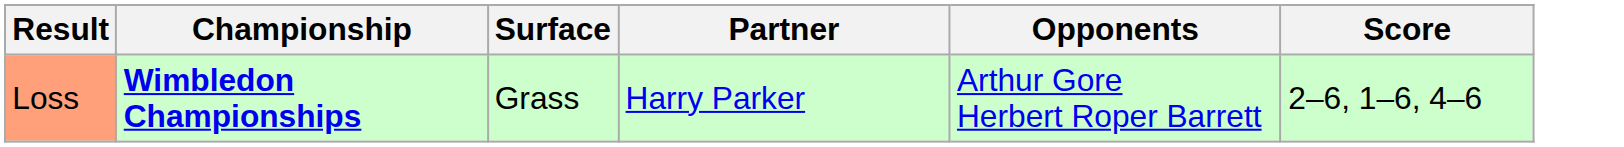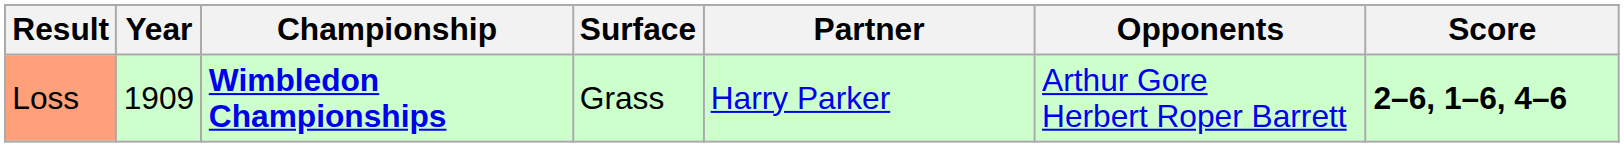+ column: (159, 29)
(1385, 97) normal -> (1470, 97) bold
